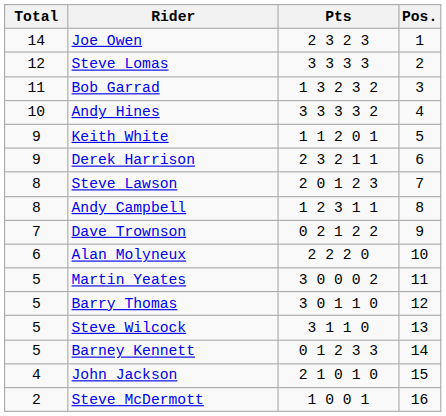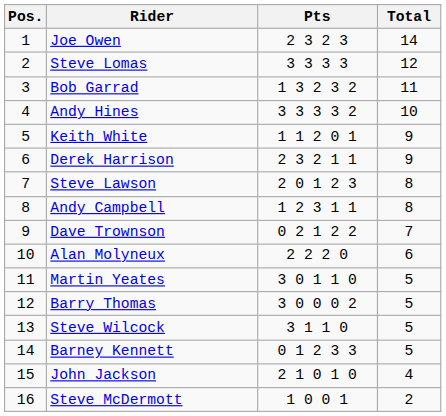columns swapped: (420, 17) <-> (36, 17)
(338, 280) 3 0 0 0 2 -> (317, 280) 3 0 1 1 0
(338, 304) 3 0 1 1 0 -> (317, 304) 3 0 0 0 2
